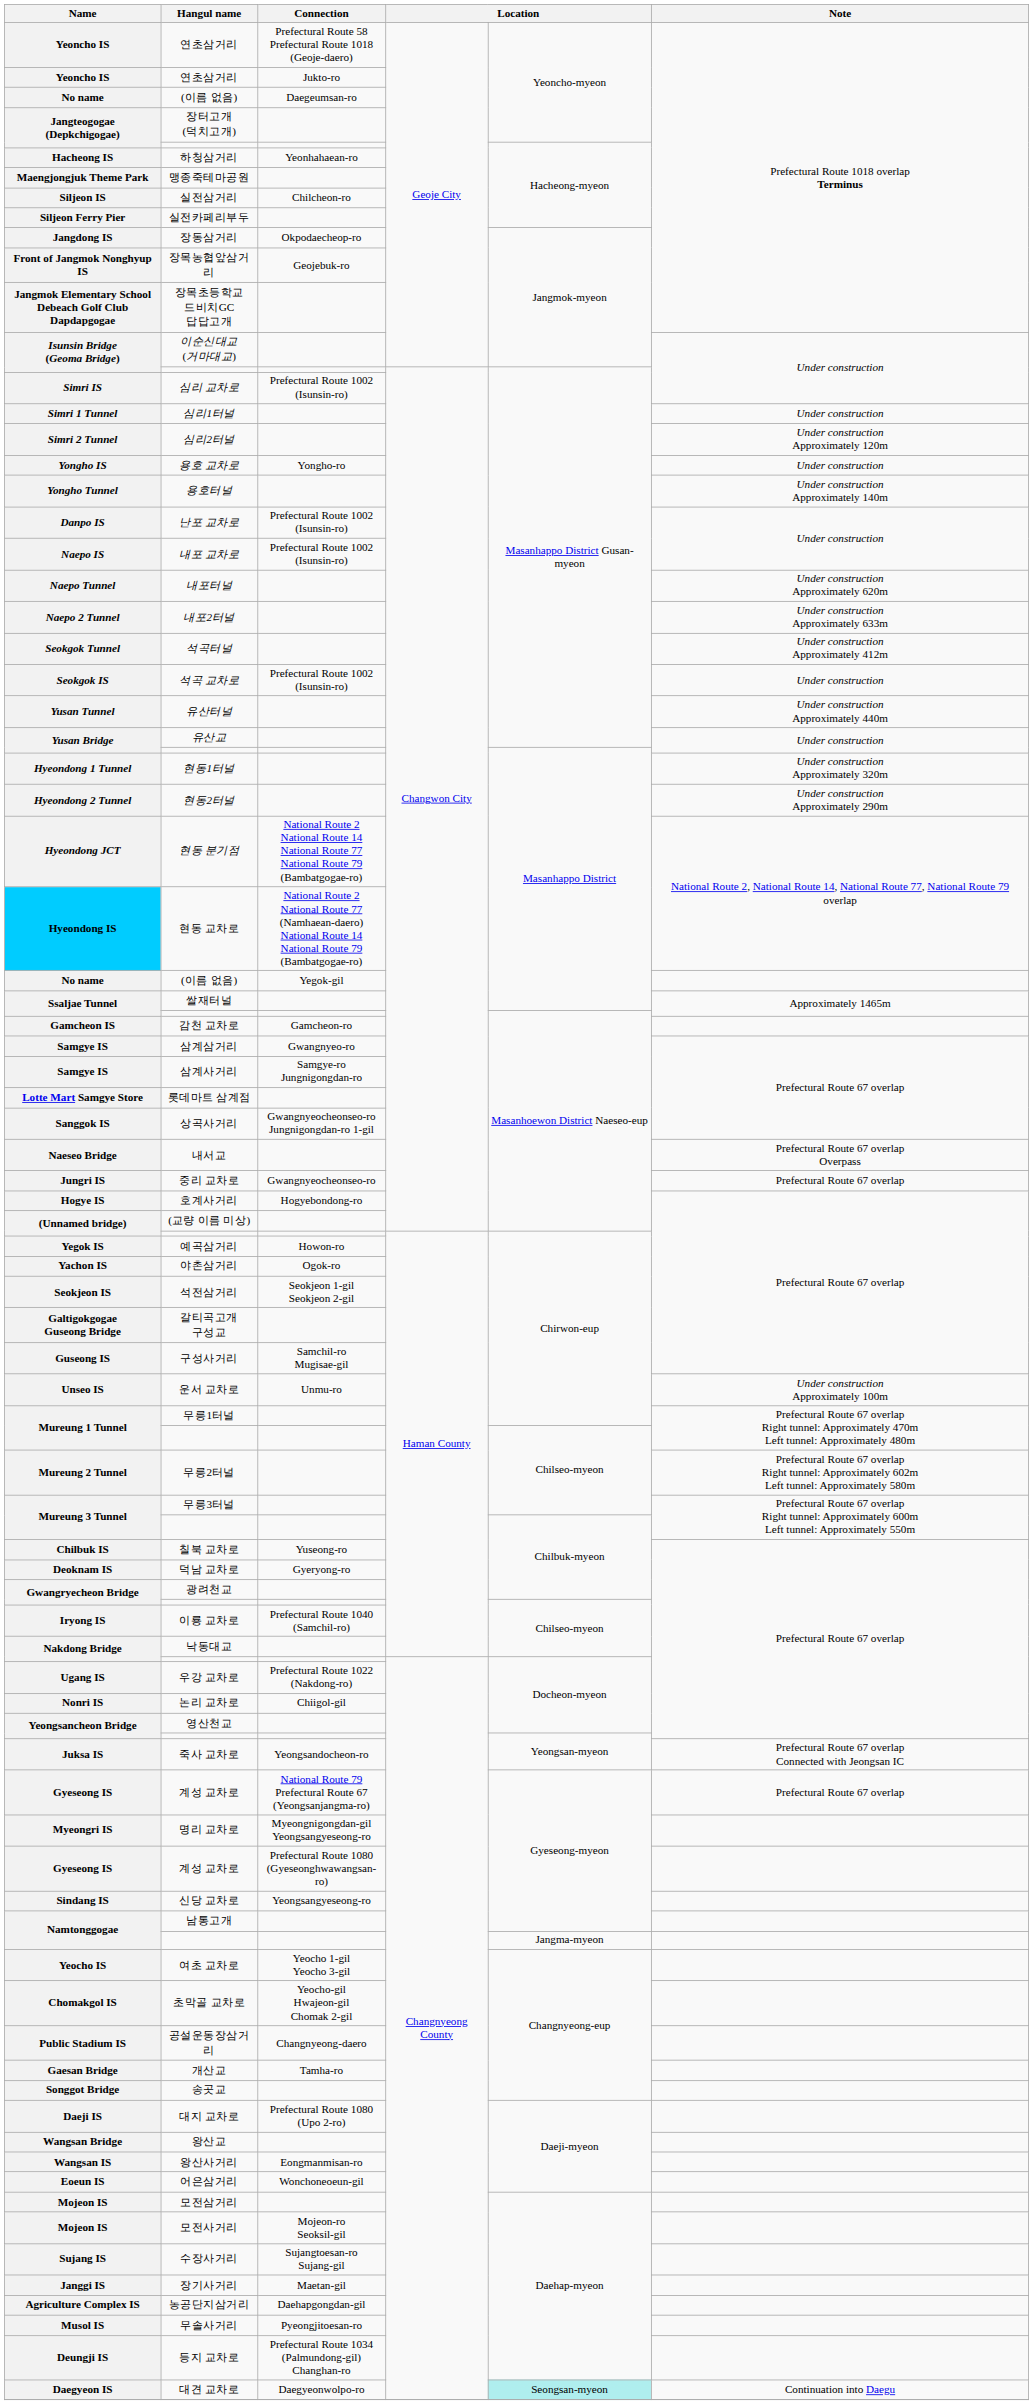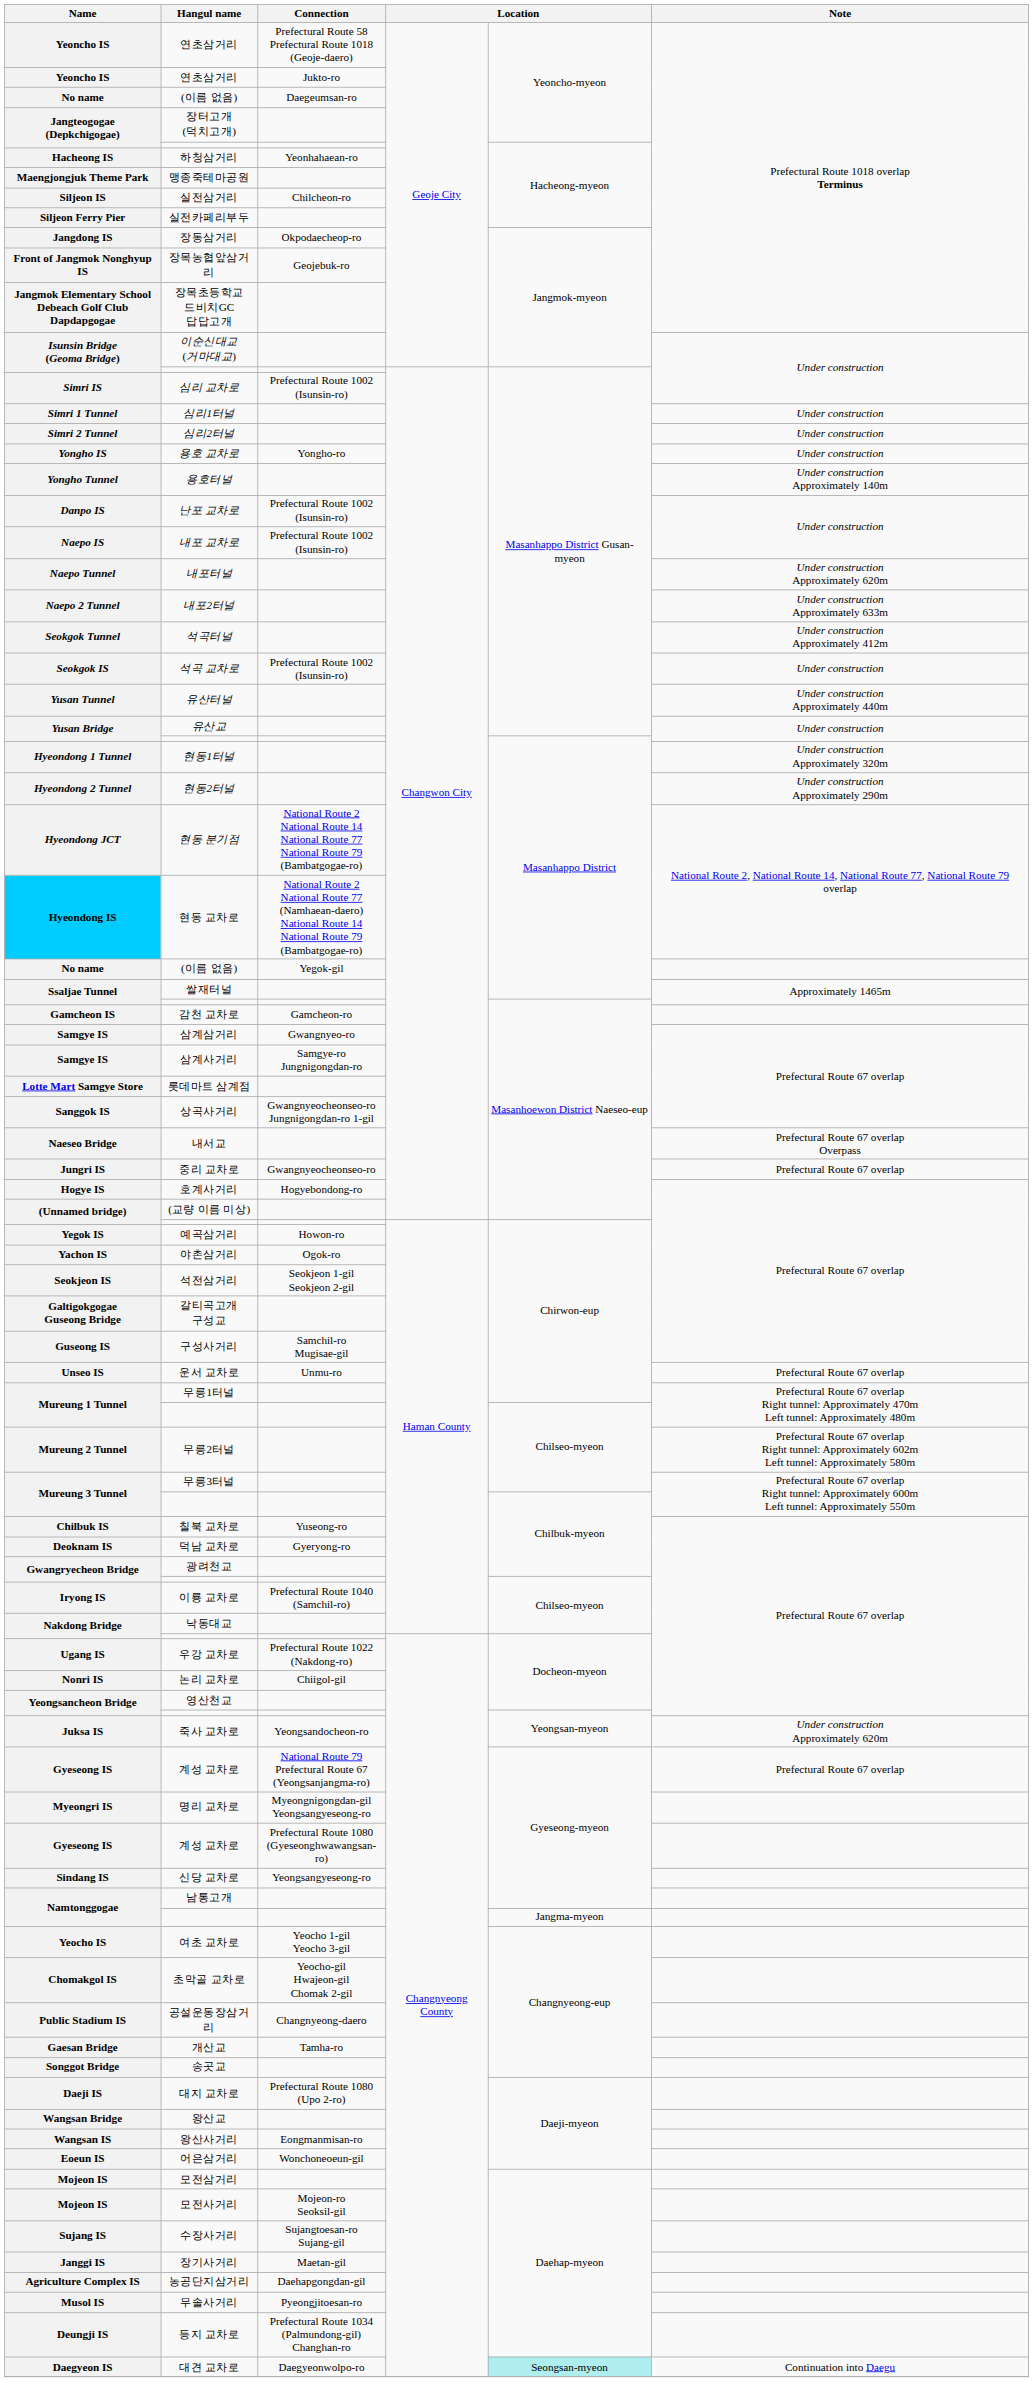(840, 439) Under construction Approximately 120m -> (840, 433) Under construction
(840, 1389) Under construction Approximately 100m -> (840, 1372) Prefectural Route 67 overlap
(840, 1754) Prefectural Route 67 overlap Connected with Jeongsan IC -> (840, 1731) Under construction Approximately 620m
